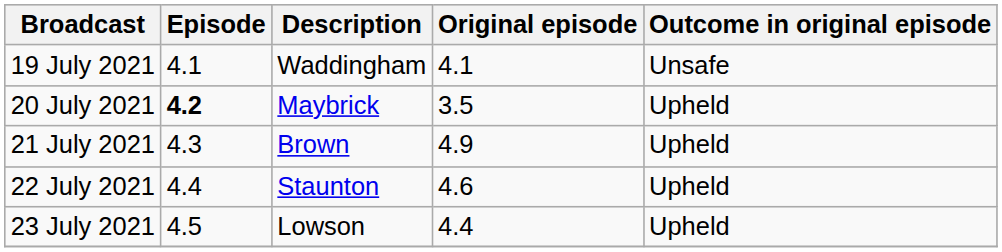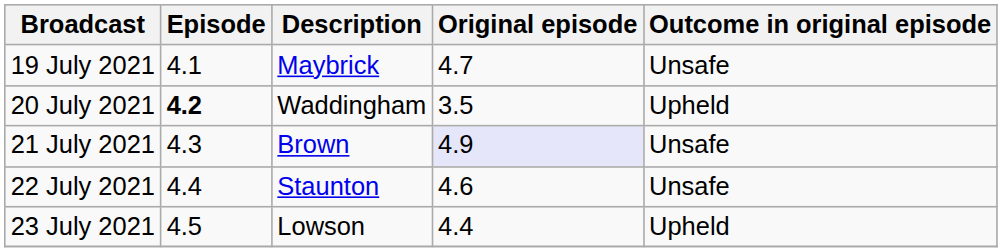(352, 65) Waddingham -> (328, 65) Maybrick
(456, 65) 4.1 -> (456, 65) 4.7
(328, 105) Maybrick -> (352, 105) Waddingham
(456, 145) no background -> (456, 145) lavender background
(689, 145) Upheld -> (689, 145) Unsafe
(689, 186) Upheld -> (689, 186) Unsafe
